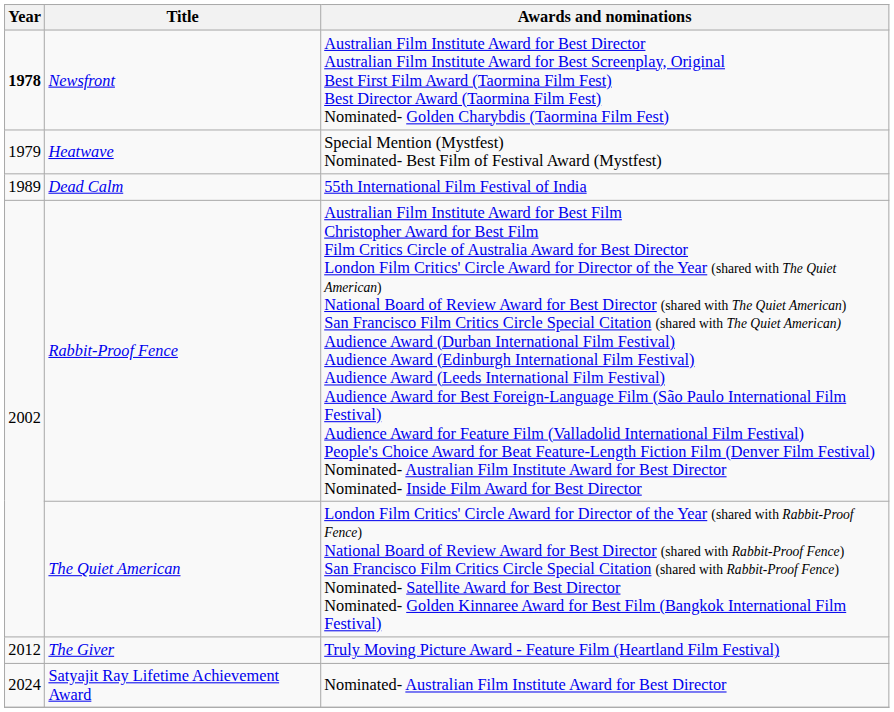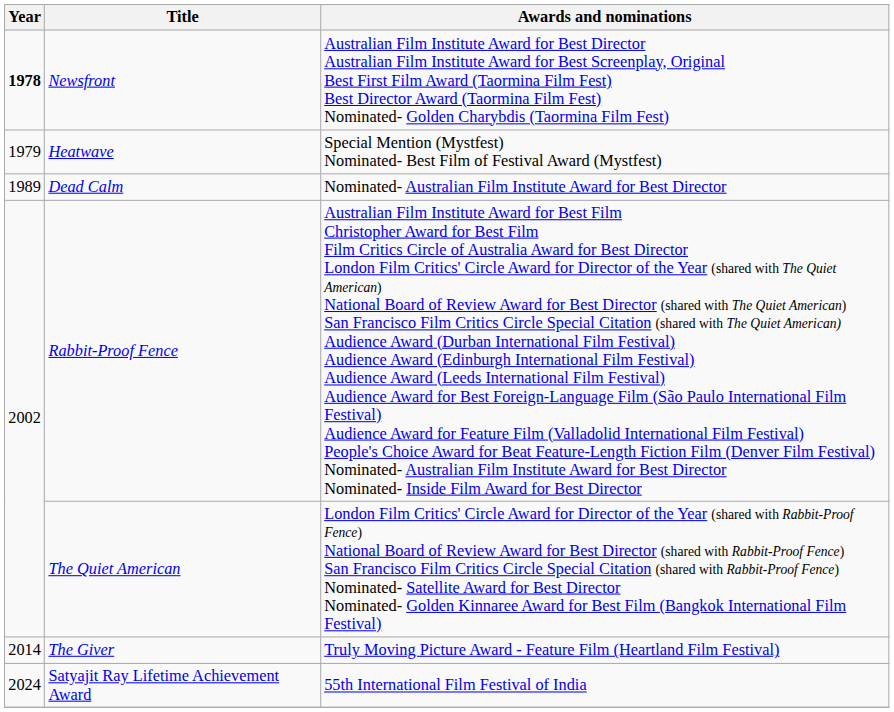(455, 186) 55th International Film Festival of India -> (525, 186) Nominated- Australian Film Institute Award for Best Director
(25, 650) 2012 -> (25, 650) 2014
(525, 685) Nominated- Australian Film Institute Award for Best Director -> (455, 685) 55th International Film Festival of India
